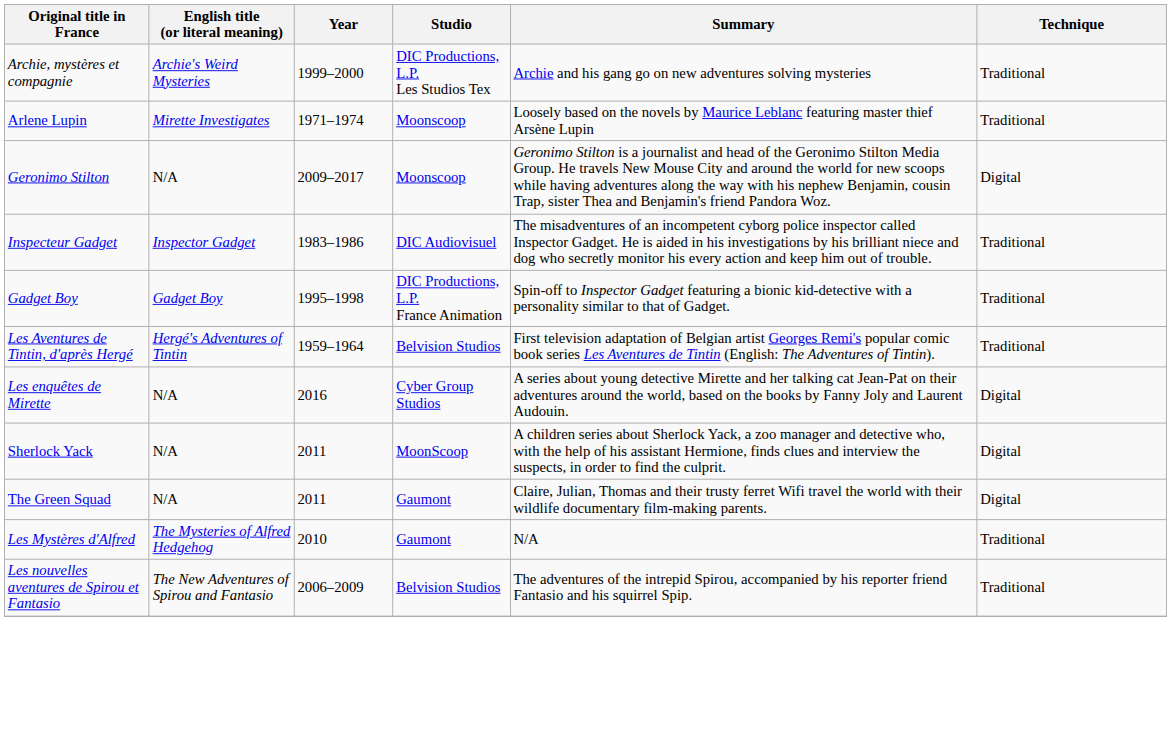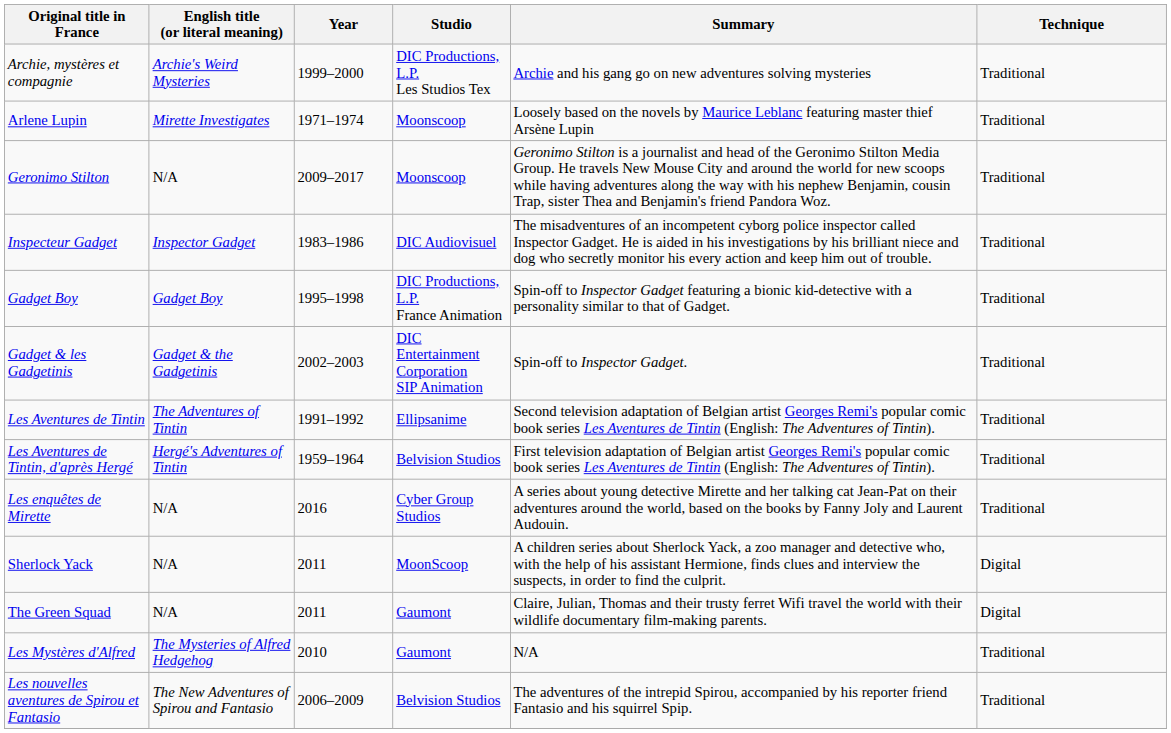(1001, 177) Digital -> (1013, 177) Traditional
+ row: (47, 363)
+ row: (76, 419)
(1001, 394) Digital -> (1013, 507) Traditional
